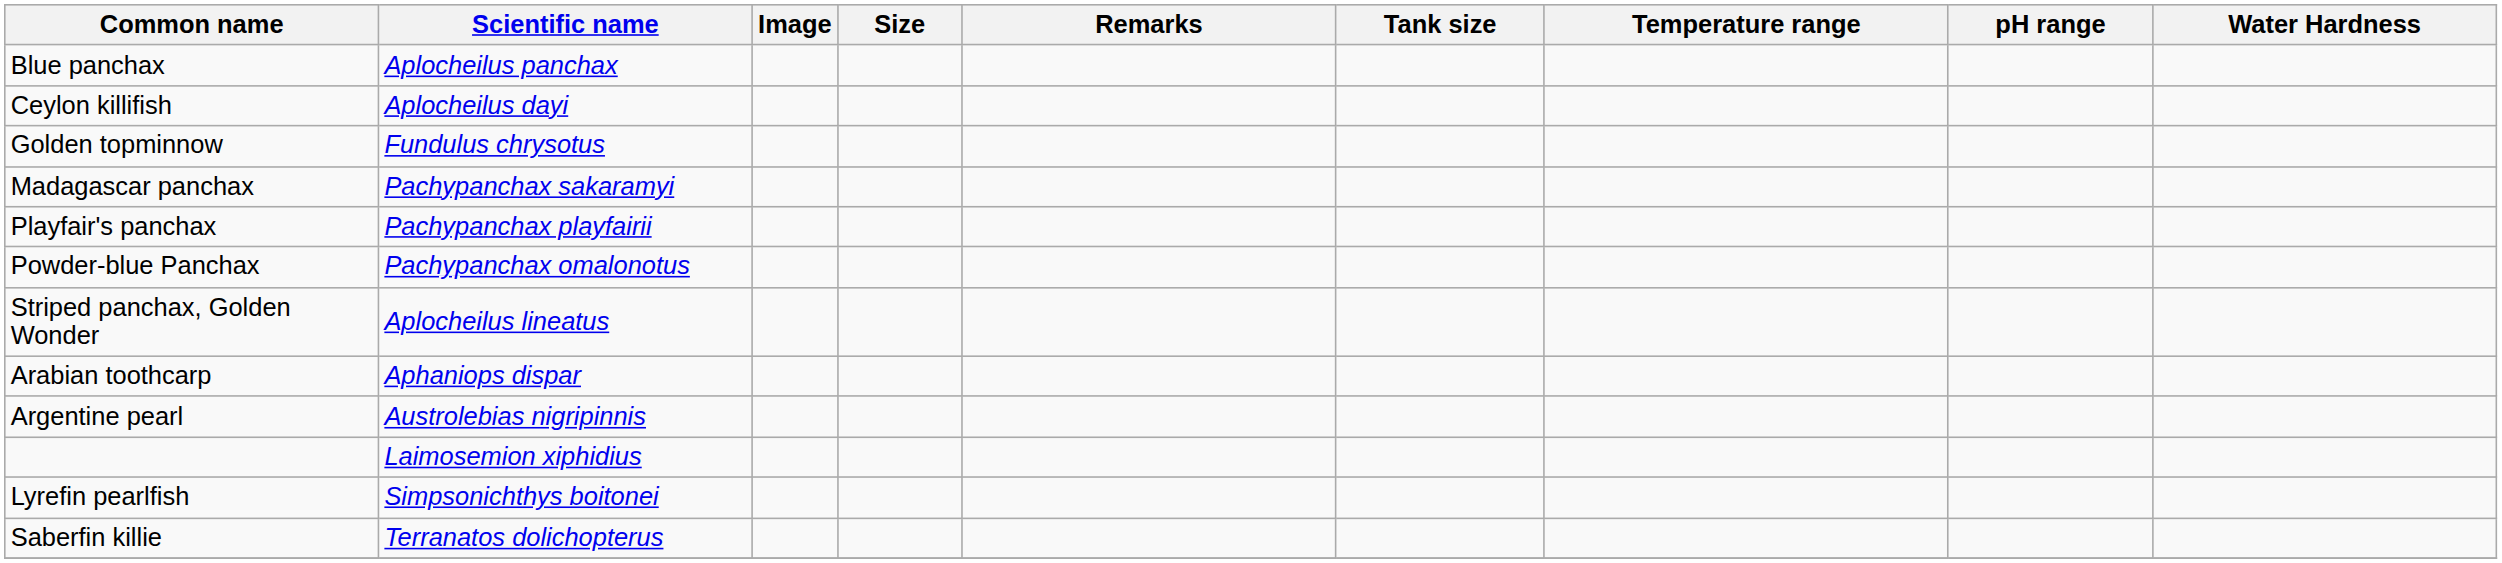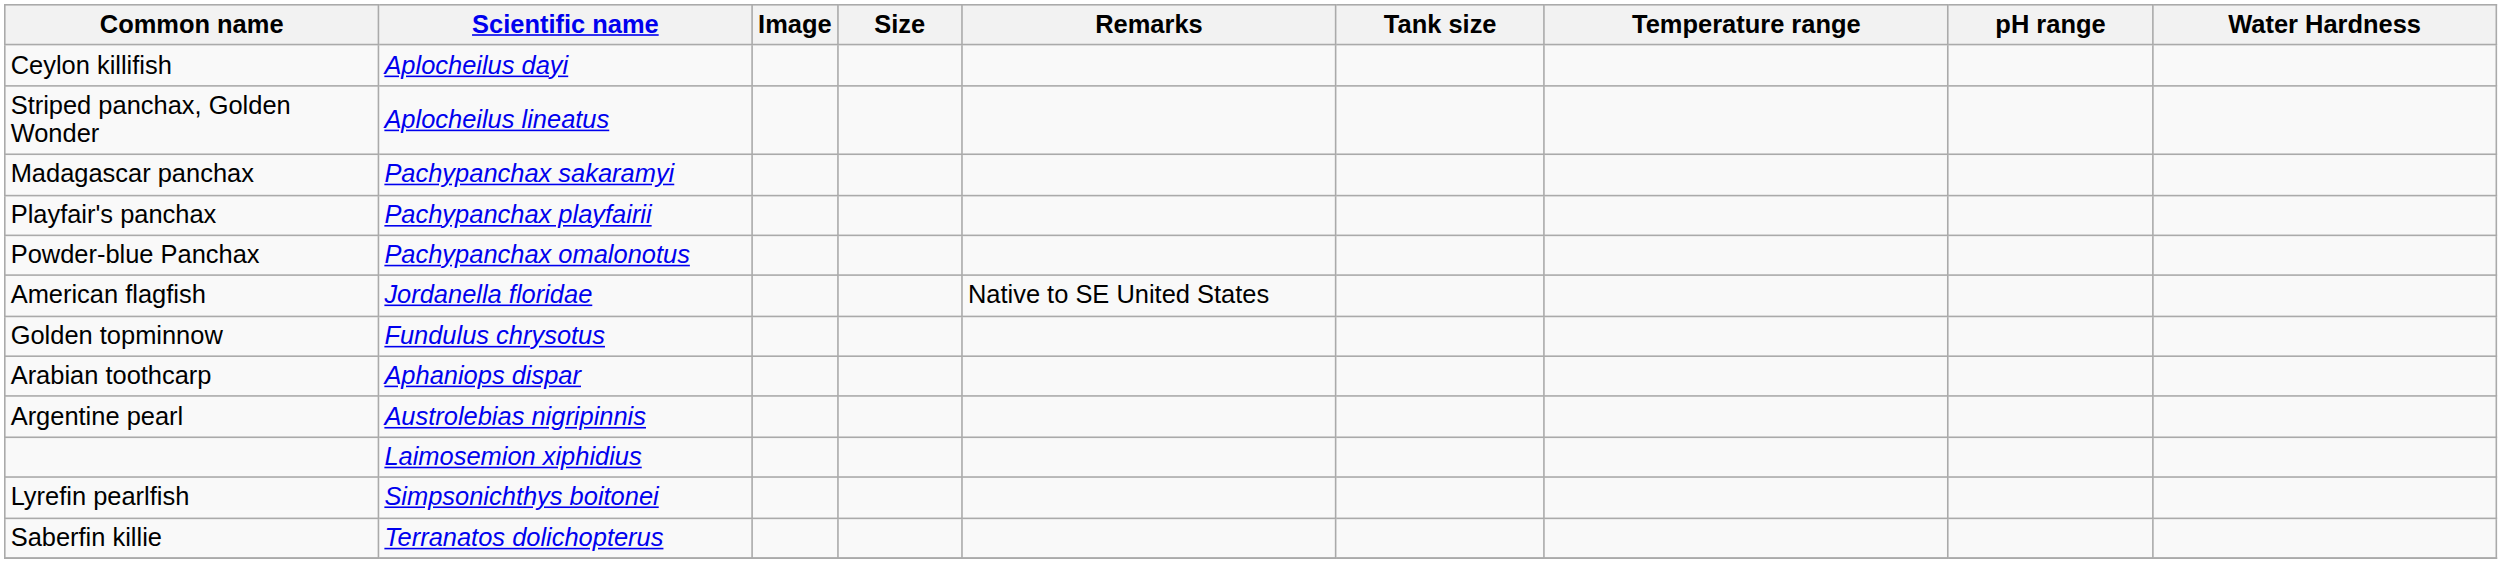- row: (88, 65)
rows swapped: (151, 321) <-> (117, 145)
+ row: (108, 295)
